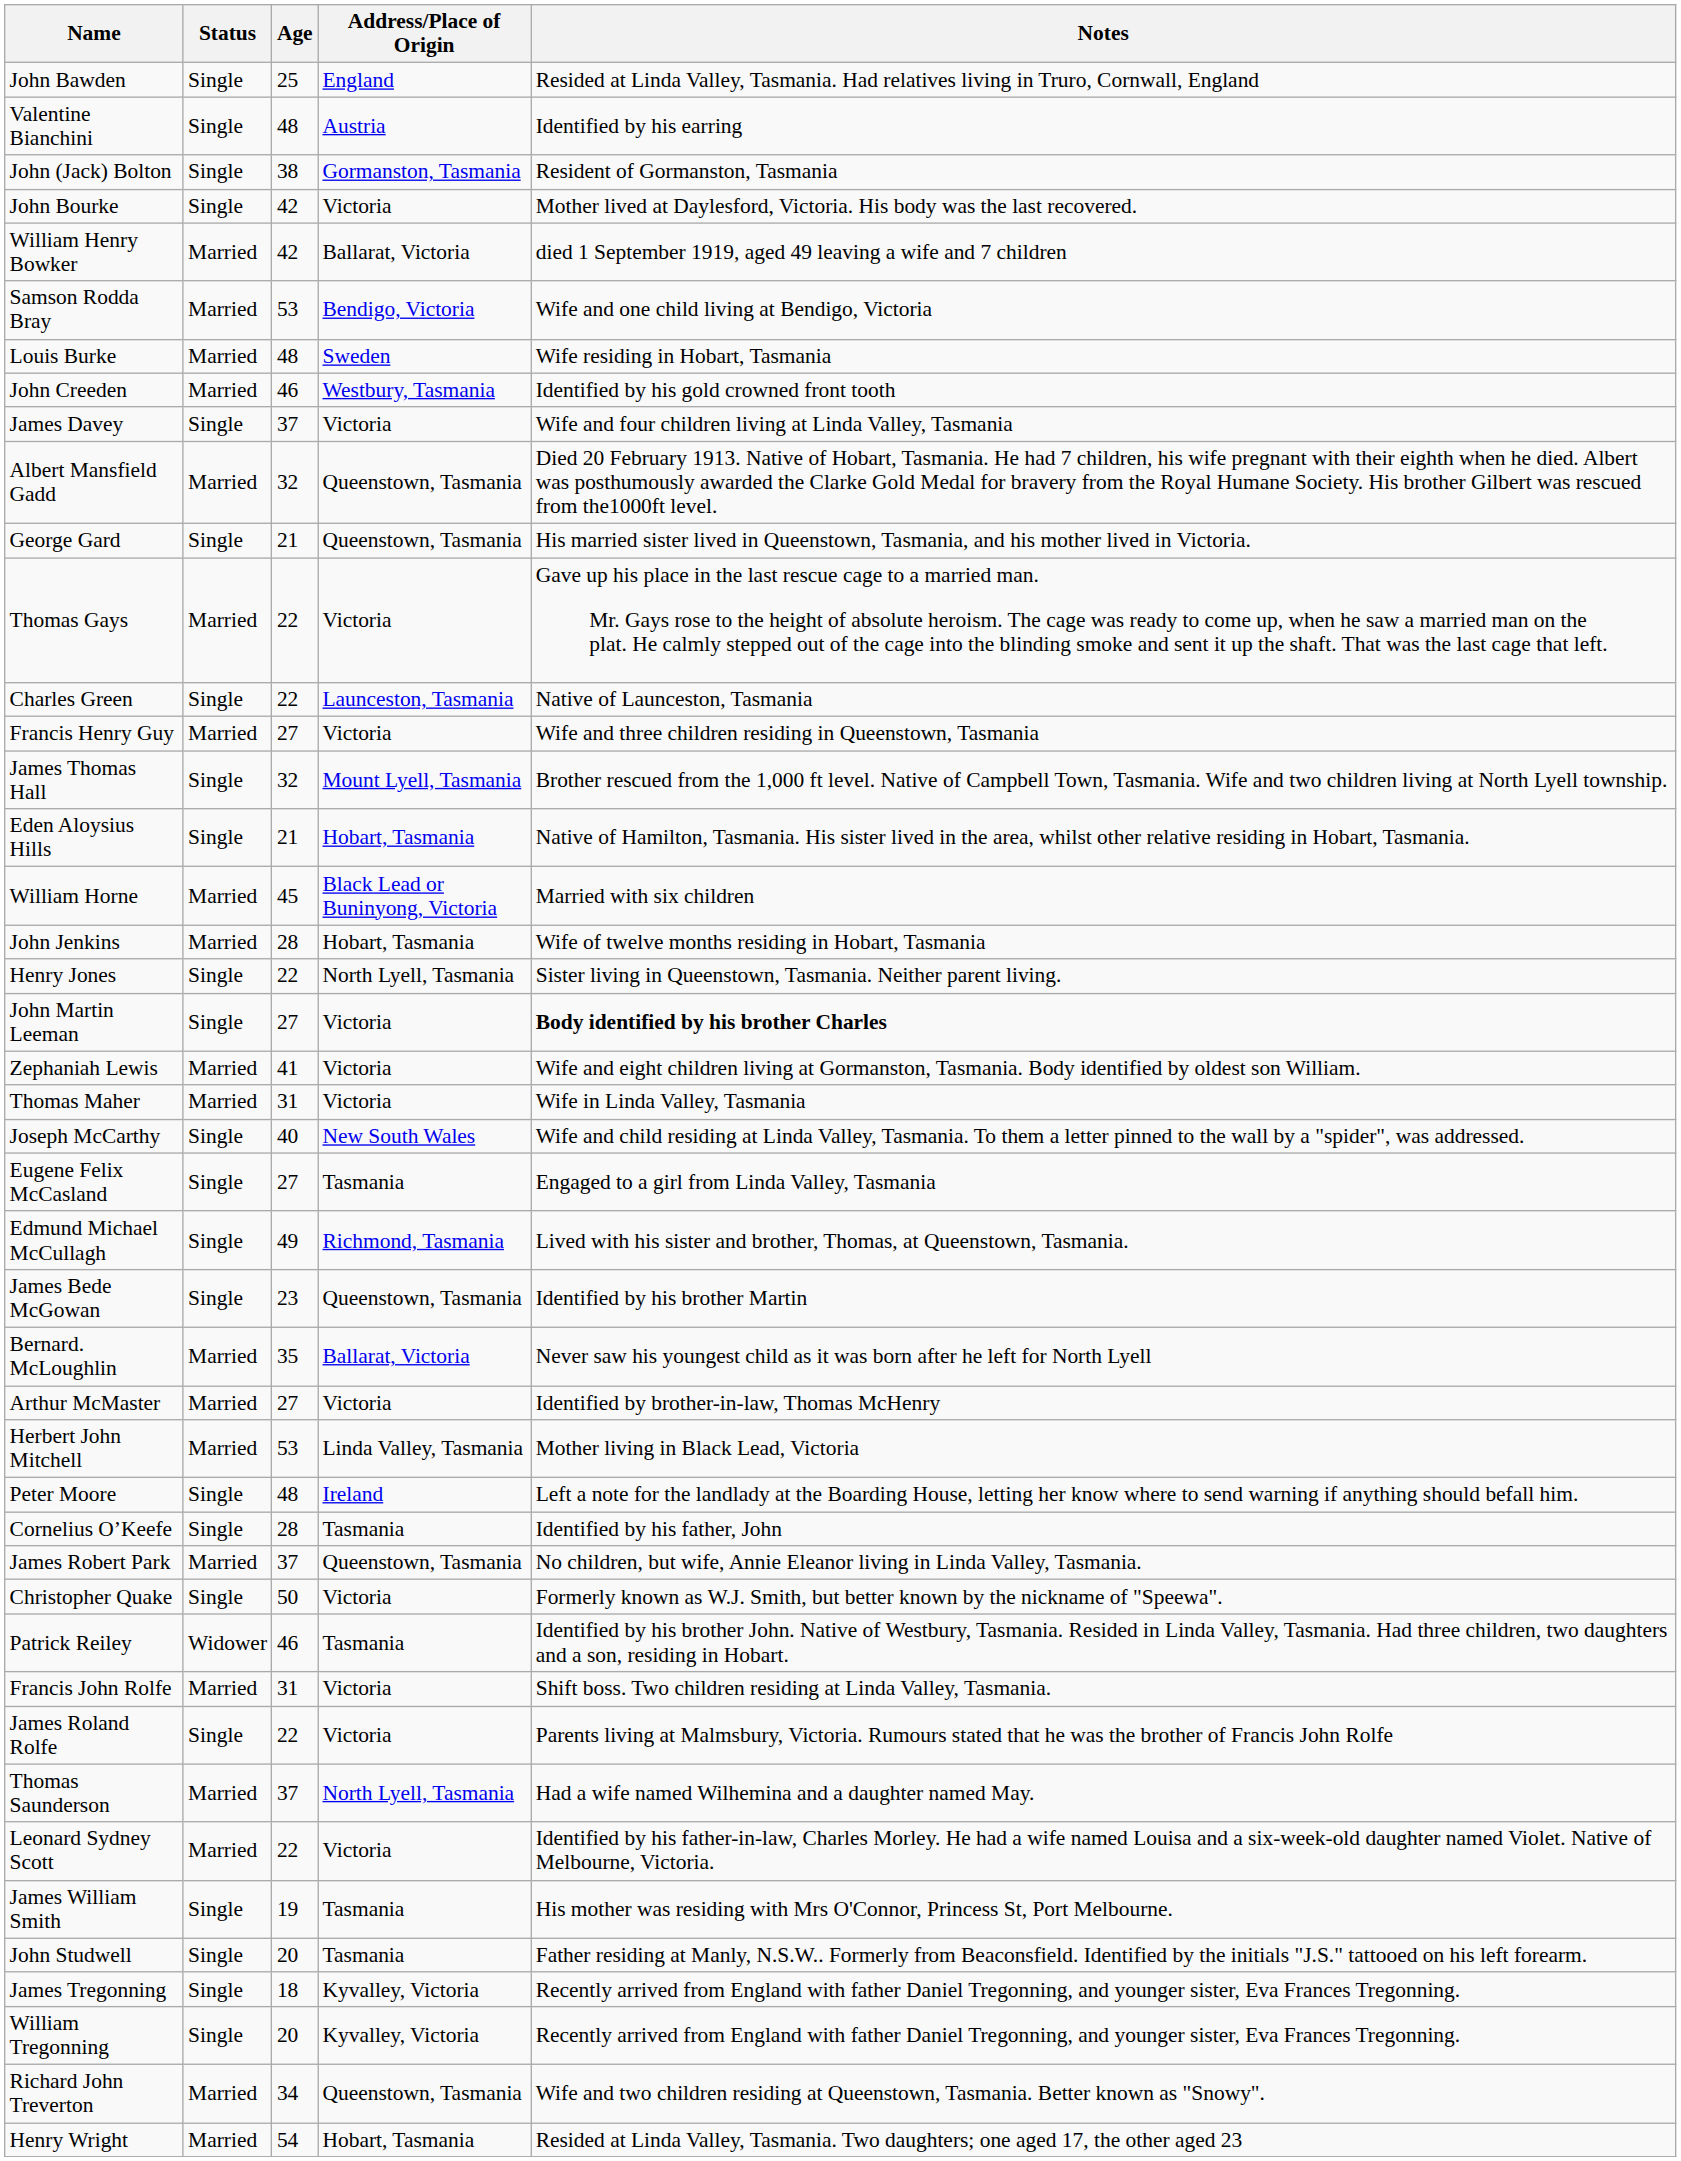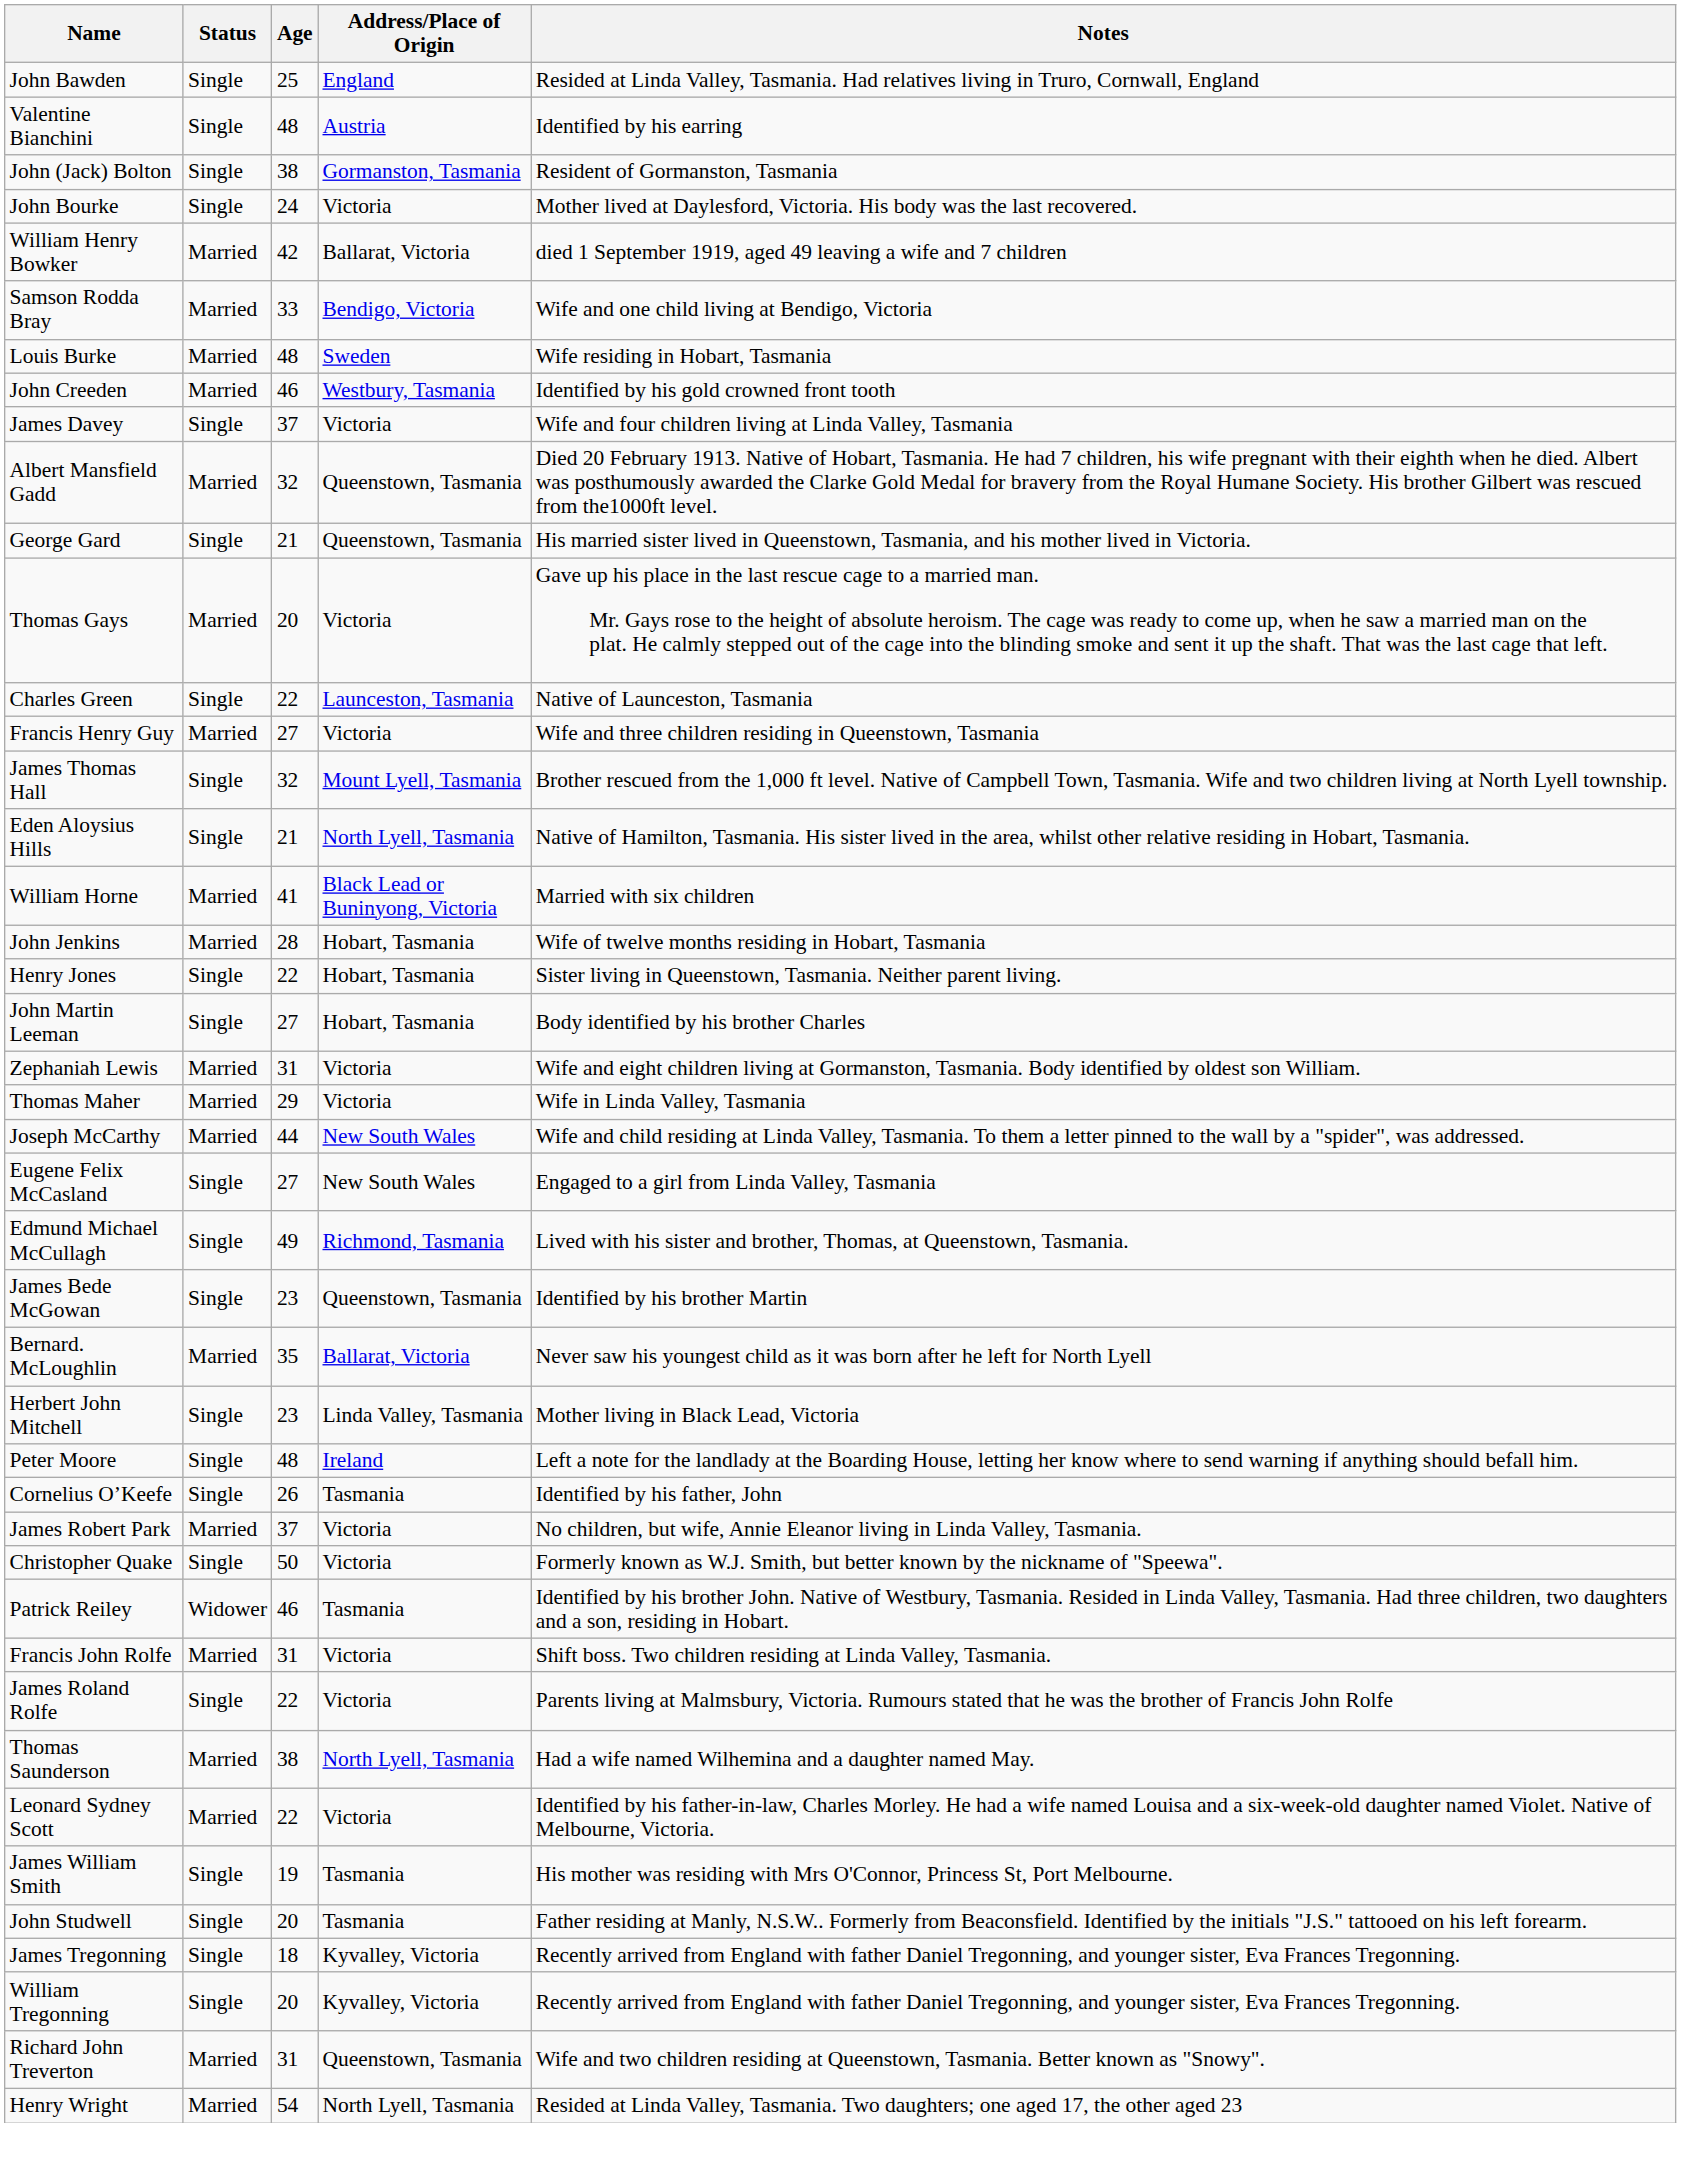(288, 205) 42 -> (288, 205) 24
(288, 309) 53 -> (288, 309) 33
(288, 619) 22 -> (288, 619) 20
(398, 837) Hobart, Tasmania -> (418, 837) North Lyell, Tasmania
(288, 895) 45 -> (288, 895) 41
(418, 975) North Lyell, Tasmania -> (398, 975) Hobart, Tasmania
(357, 1021) Victoria -> (398, 1021) Hobart, Tasmania
(711, 1021) bold -> (700, 1021) normal
(288, 1067) 41 -> (288, 1067) 31
(288, 1101) 31 -> (288, 1101) 29
(216, 1135) Single -> (223, 1135) Married
(288, 1135) 40 -> (288, 1135) 44
(363, 1181) Tasmania -> (399, 1181) New South Wales
- row: (85, 1402)
(223, 1448) Married -> (216, 1414) Single
(288, 1448) 53 -> (288, 1414) 23
(288, 1528) 28 -> (288, 1494) 26
(422, 1562) Queenstown, Tasmania -> (357, 1528) Victoria
(288, 1792) 37 -> (288, 1758) 38
(288, 2093) 34 -> (288, 2059) 31
(398, 2139) Hobart, Tasmania -> (418, 2105) North Lyell, Tasmania
